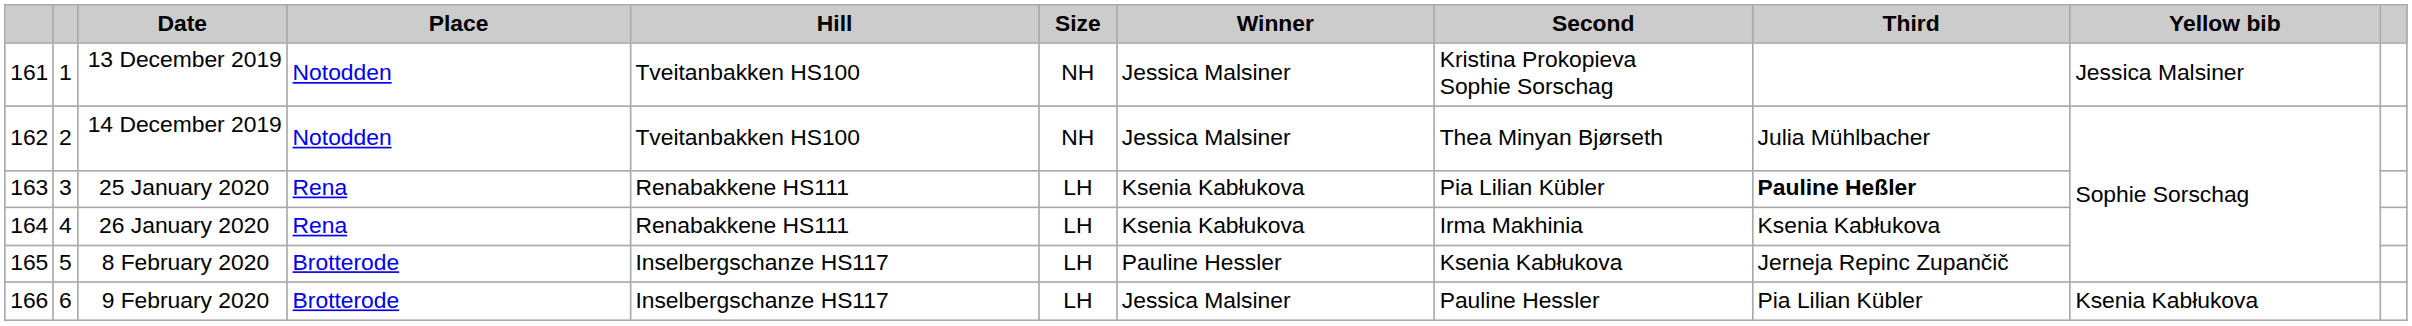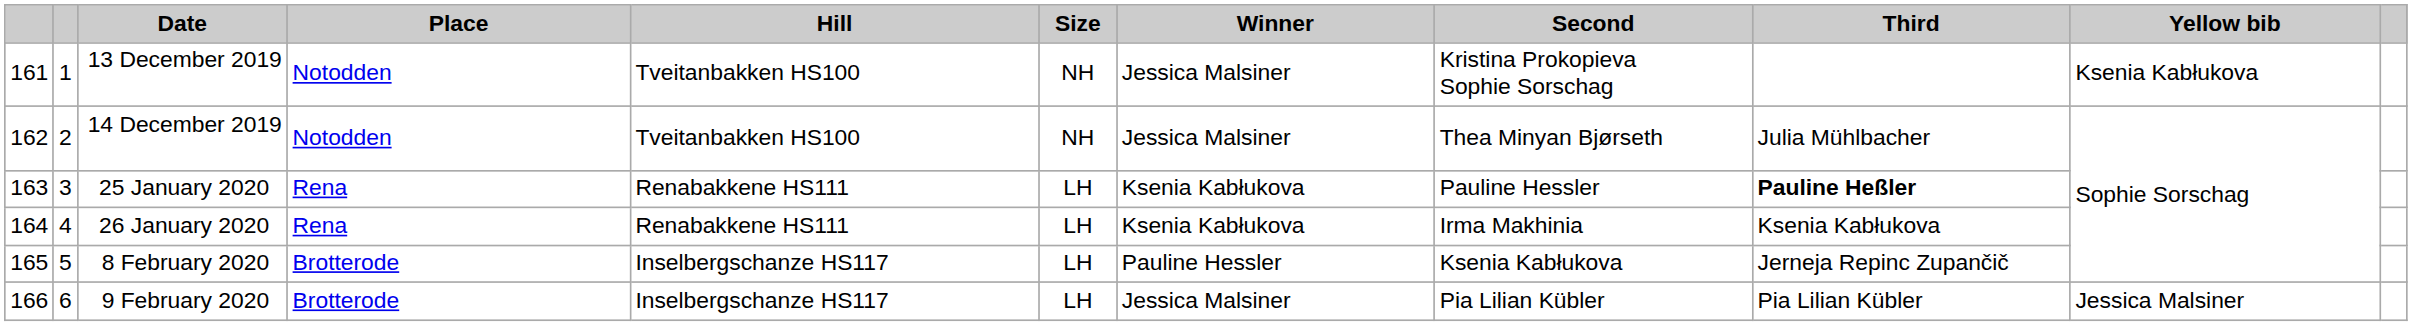(2160, 73) Jessica Malsiner -> (2167, 73) Ksenia Kabłukova
(1522, 188) Pia Lilian Kübler -> (1520, 188) Pauline Hessler
(1520, 300) Pauline Hessler -> (1522, 300) Pia Lilian Kübler
(2167, 300) Ksenia Kabłukova -> (2160, 300) Jessica Malsiner
